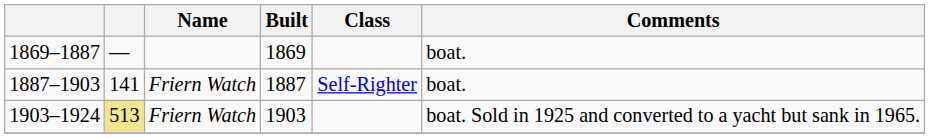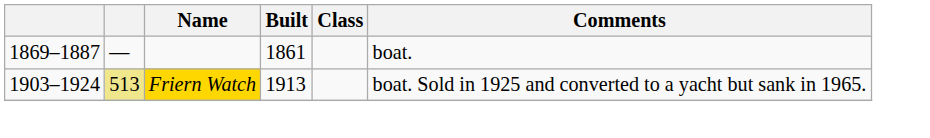(286, 52) 1869 -> (286, 52) 1861
- row: (55, 84)
(202, 116) no background -> (202, 84) gold background
(286, 116) 1903 -> (286, 84) 1913
